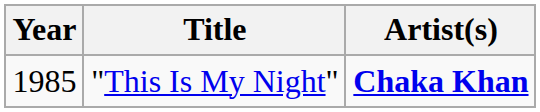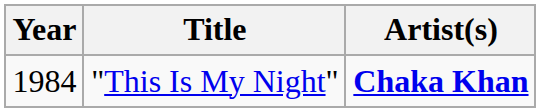(44, 80) 1985 -> (44, 80) 1984
